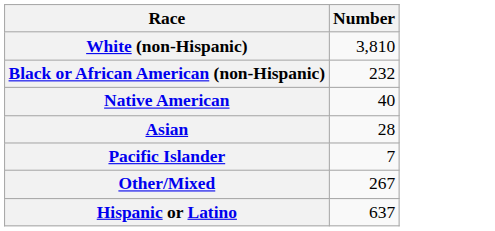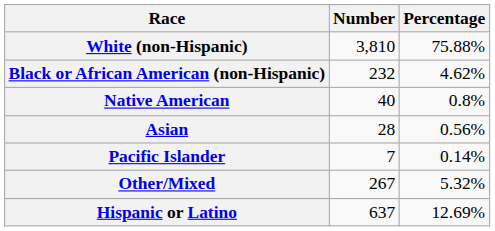+ column: (444, 18)
